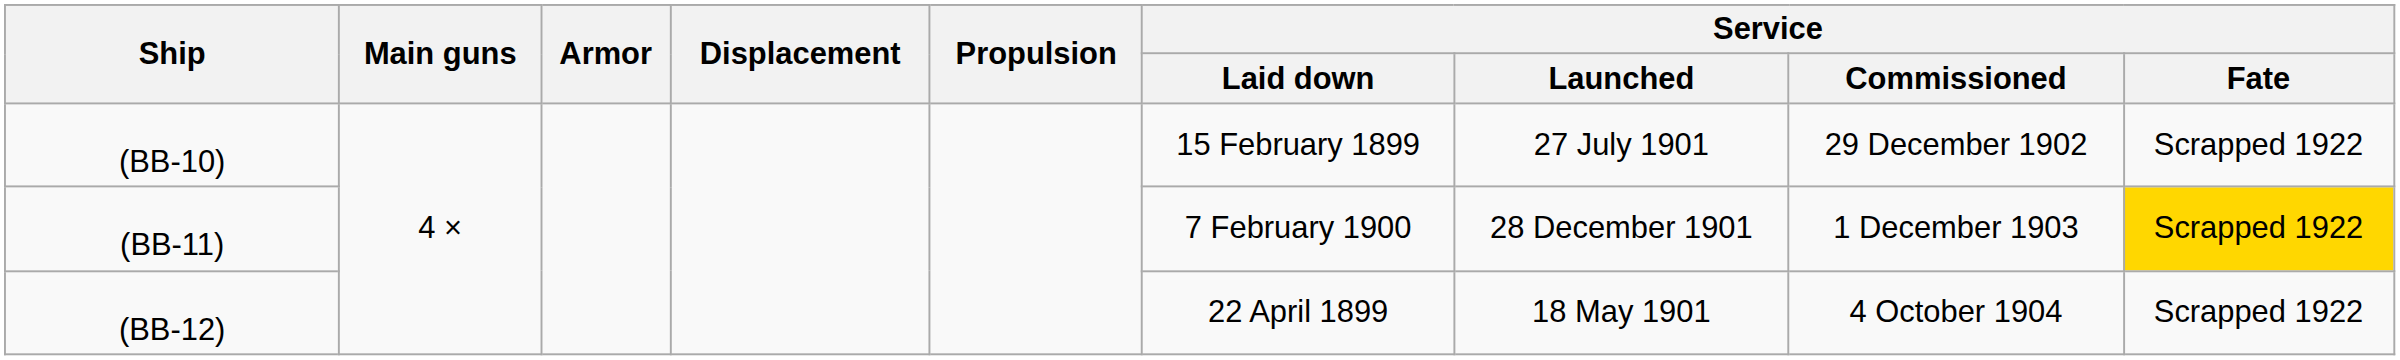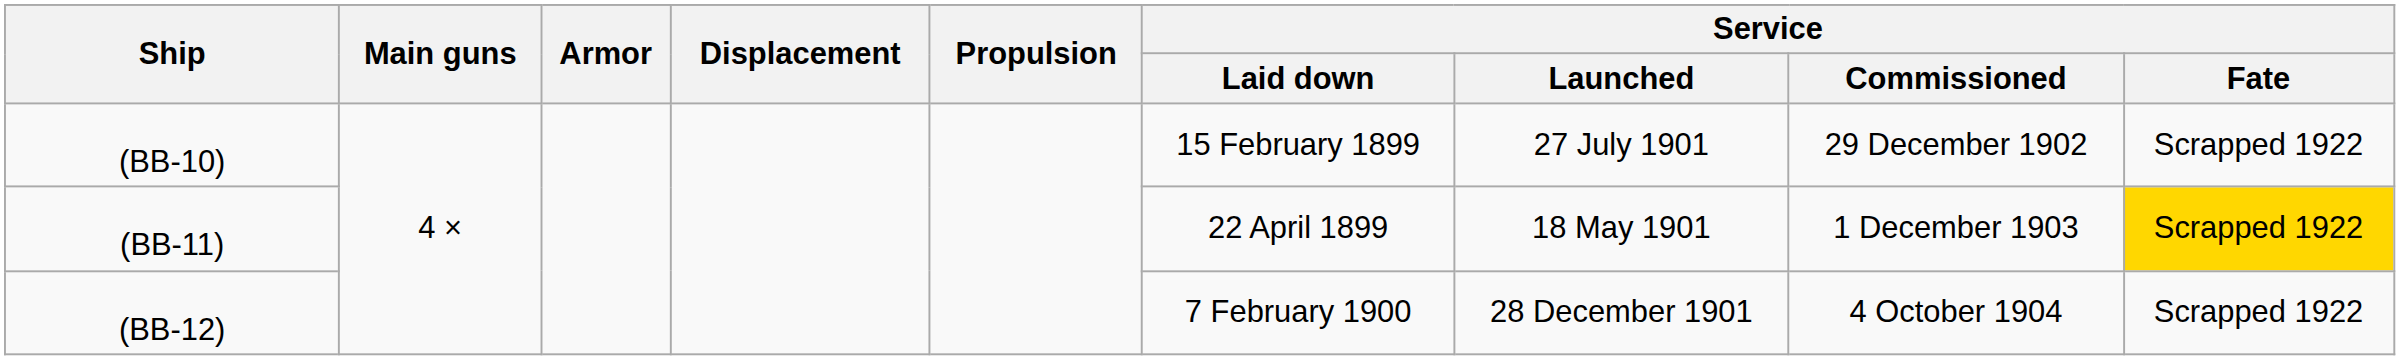(1298, 228) 7 February 1900 -> (1298, 228) 22 April 1899
(1621, 228) 28 December 1901 -> (1621, 228) 18 May 1901
(1298, 311) 22 April 1899 -> (1298, 311) 7 February 1900
(1621, 311) 18 May 1901 -> (1621, 311) 28 December 1901
